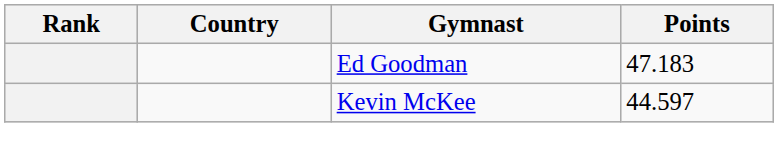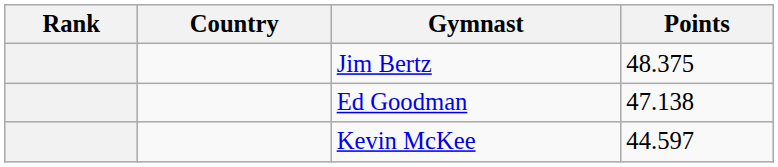+ row: (384, 63)
(660, 63) 47.183 -> (660, 102) 47.138
